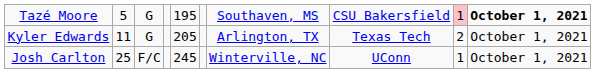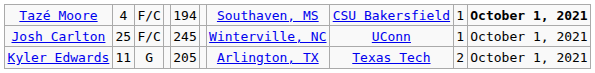(123, 15) 5 -> (123, 15) 4
(149, 15) G -> (149, 15) F/C
(185, 15) 195 -> (185, 15) 194
(460, 15) pink background -> (460, 15) no background
rows swapped: (58, 36) <-> (58, 57)
